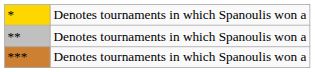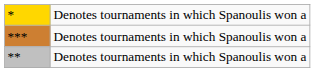rows swapped: (14, 36) <-> (17, 57)
